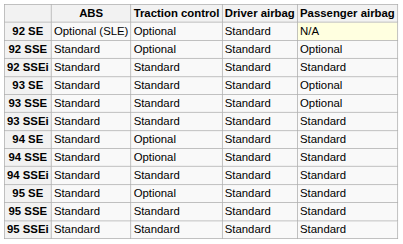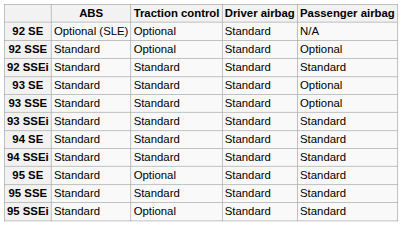(310, 31) lightyellow background -> (310, 31) no background
(155, 139) Optional -> (157, 139) Standard
- row: (28, 157)
(157, 229) Standard -> (155, 211) Optional
